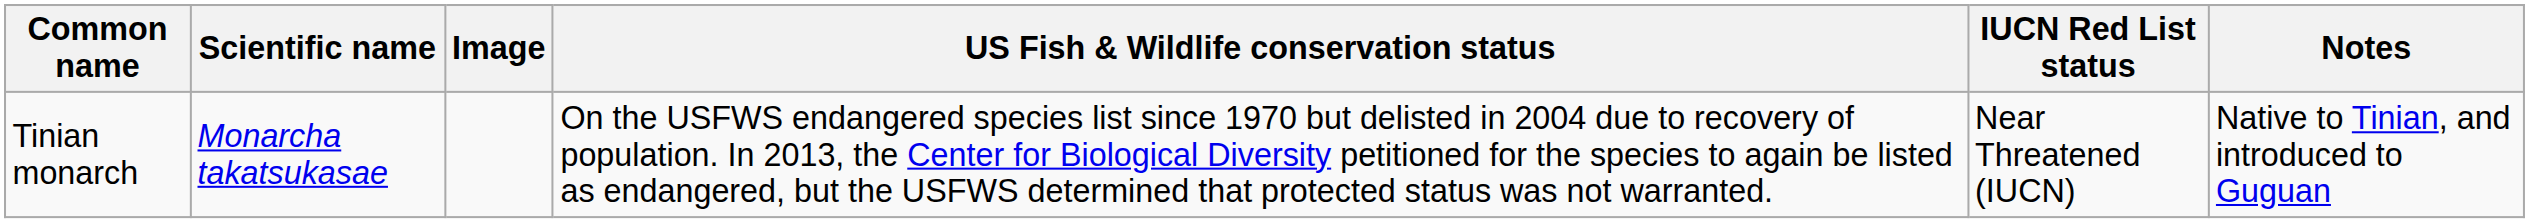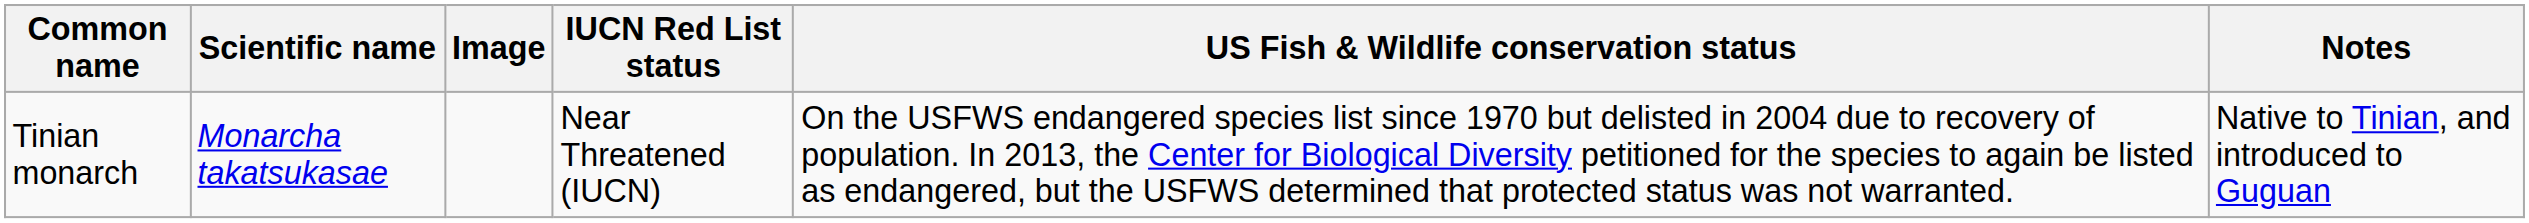columns swapped: (1260, 48) <-> (2088, 48)
